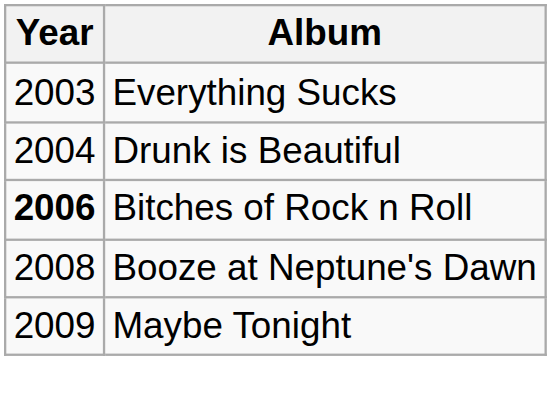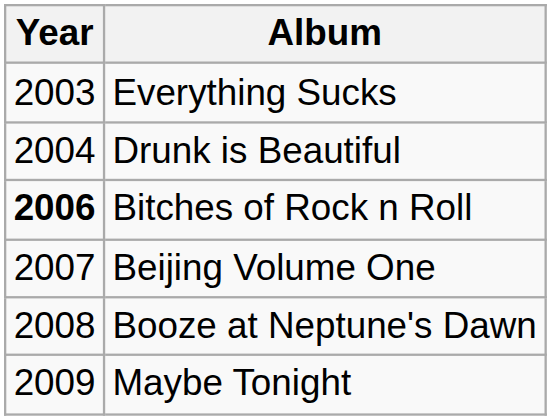+ row: (274, 267)
